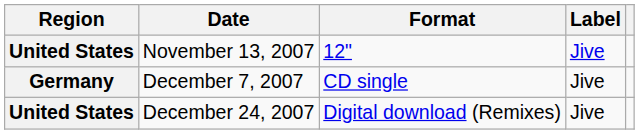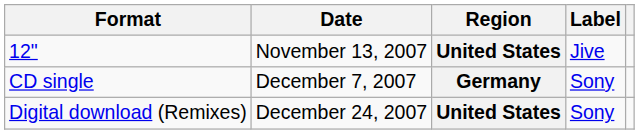columns swapped: (71, 19) <-> (442, 19)
(587, 81) Jive -> (592, 81) Sony
(587, 112) Jive -> (592, 112) Sony
